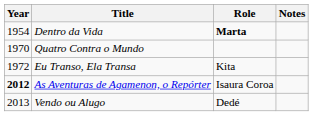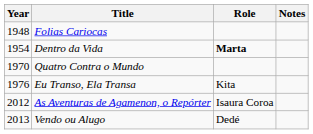+ row: (71, 31)
(18, 66) 1972 -> (18, 84) 1976
(18, 84) bold -> (18, 102) normal
